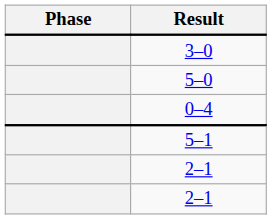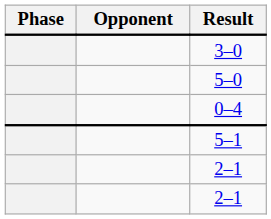+ column: (133, 19)
